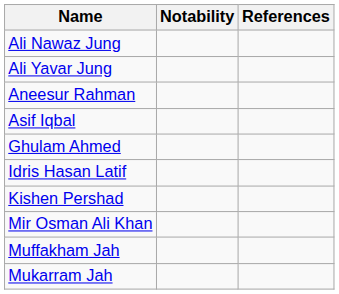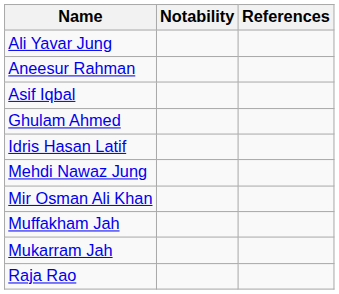- row: (65, 43)
- row: (66, 198)
+ row: (78, 172)
+ row: (42, 276)
